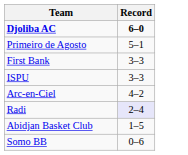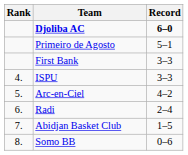+ column: (19, 12)
(136, 110) lavender background -> (165, 110) no background
